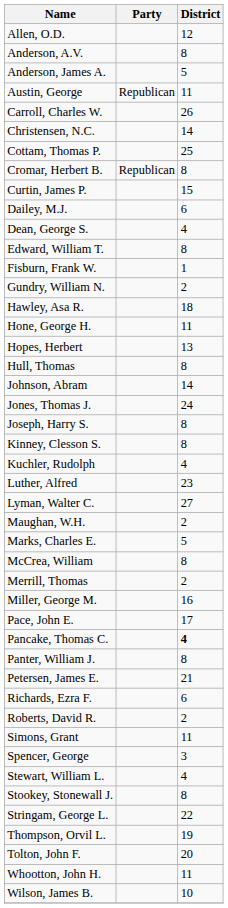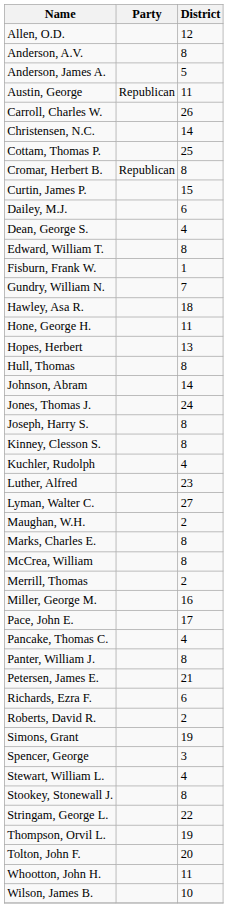(184, 287) 2 -> (184, 287) 7
(184, 541) 5 -> (184, 541) 8
(184, 639) bold -> (184, 639) normal
(187, 737) 11 -> (187, 737) 19
